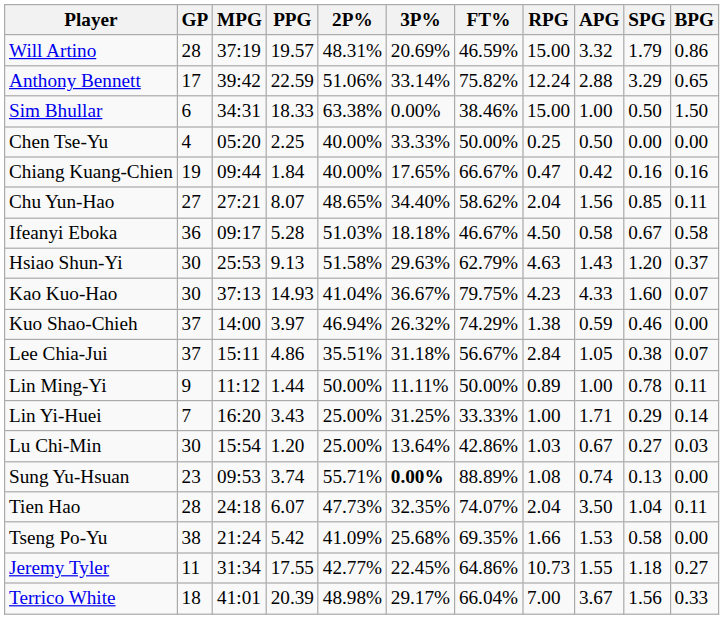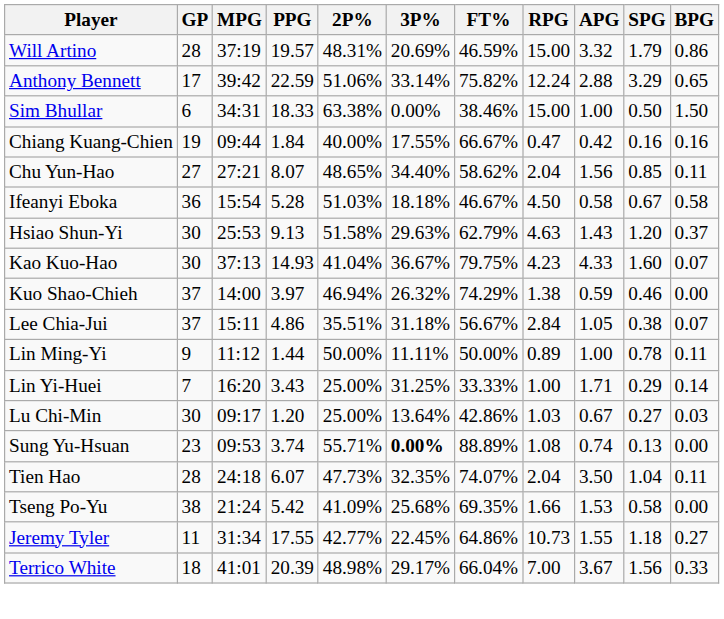- row: (59, 141)
(420, 171) 17.65% -> (420, 141) 17.55%
(239, 232) 09:17 -> (239, 202) 15:54
(239, 446) 15:54 -> (239, 415) 09:17
